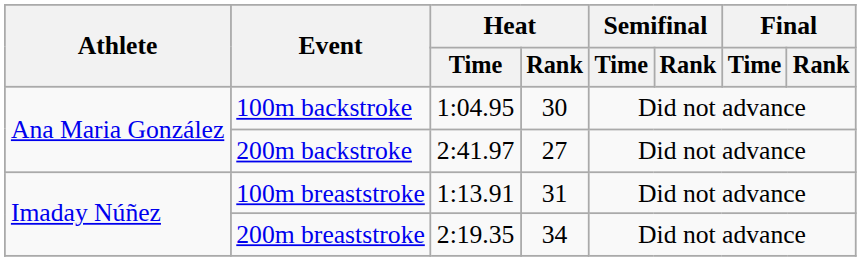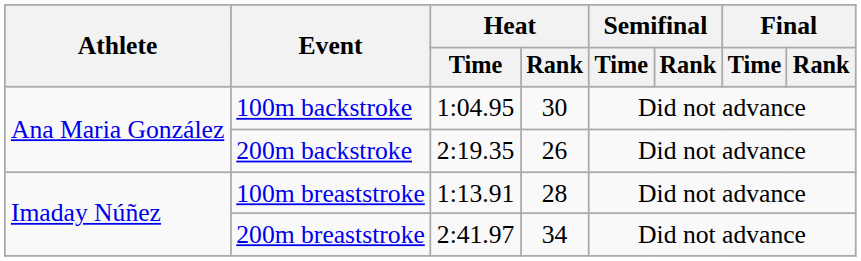(476, 150) 2:41.97 -> (476, 150) 2:19.35
(555, 150) 27 -> (555, 150) 26
(555, 192) 31 -> (555, 192) 28
(476, 235) 2:19.35 -> (476, 235) 2:41.97
